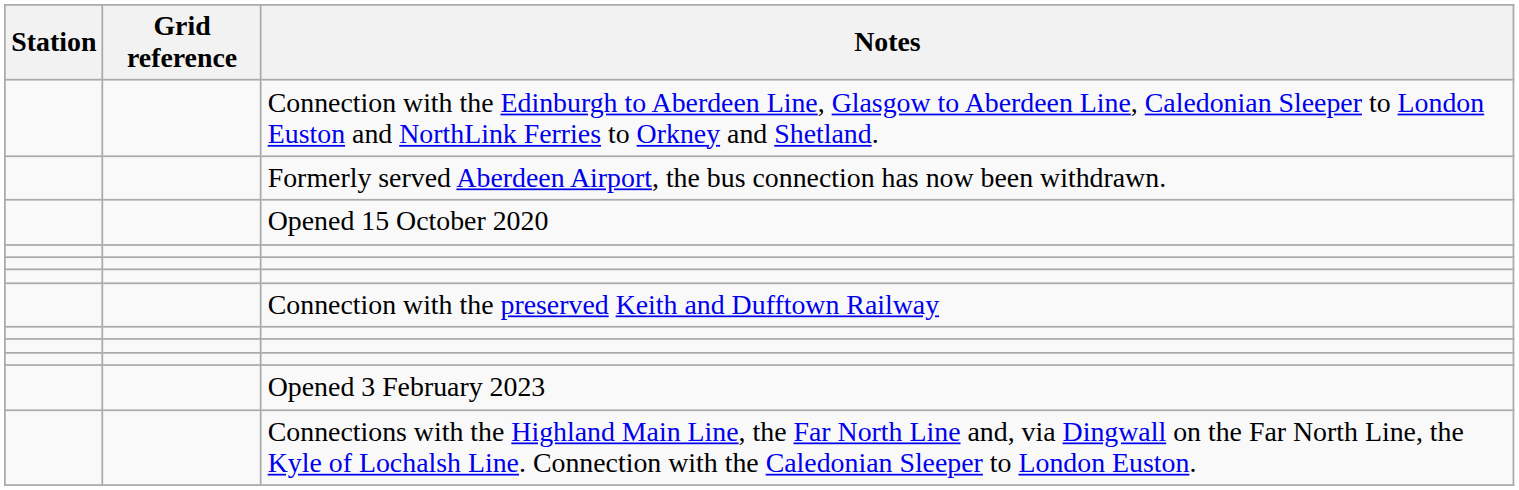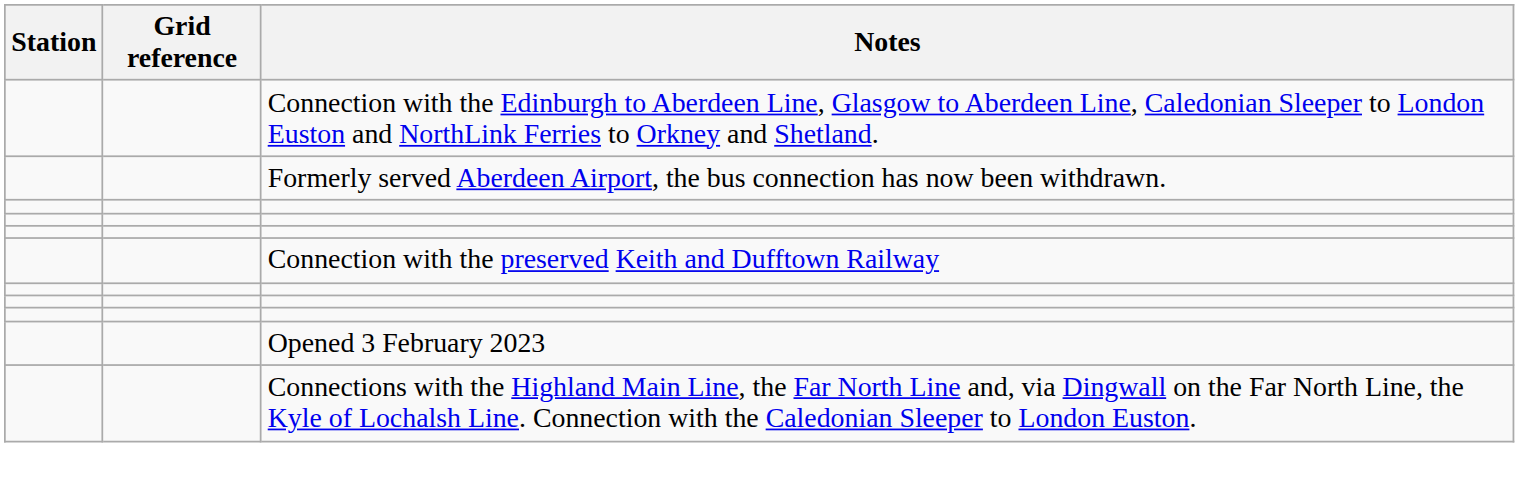- row: (54, 222)
